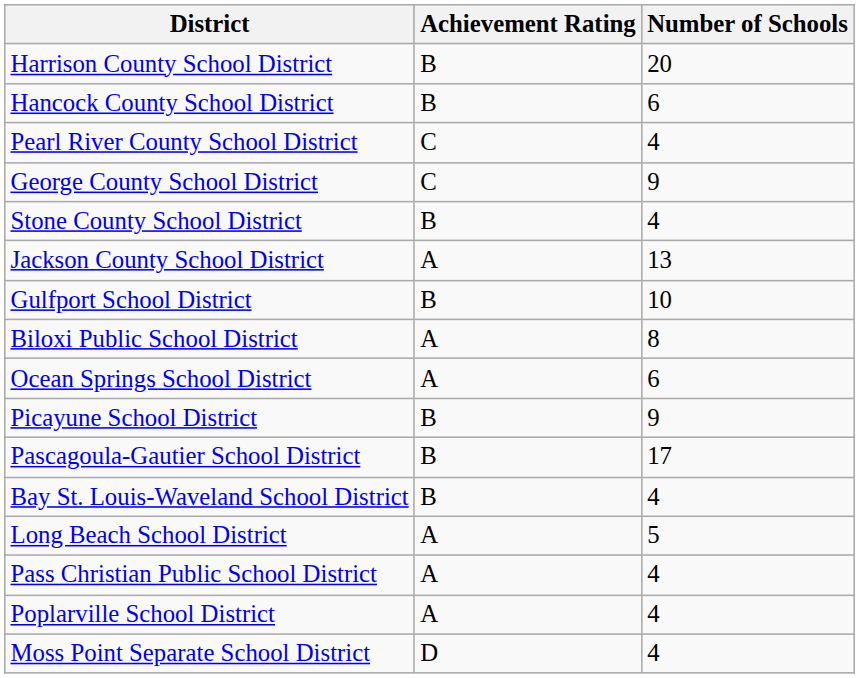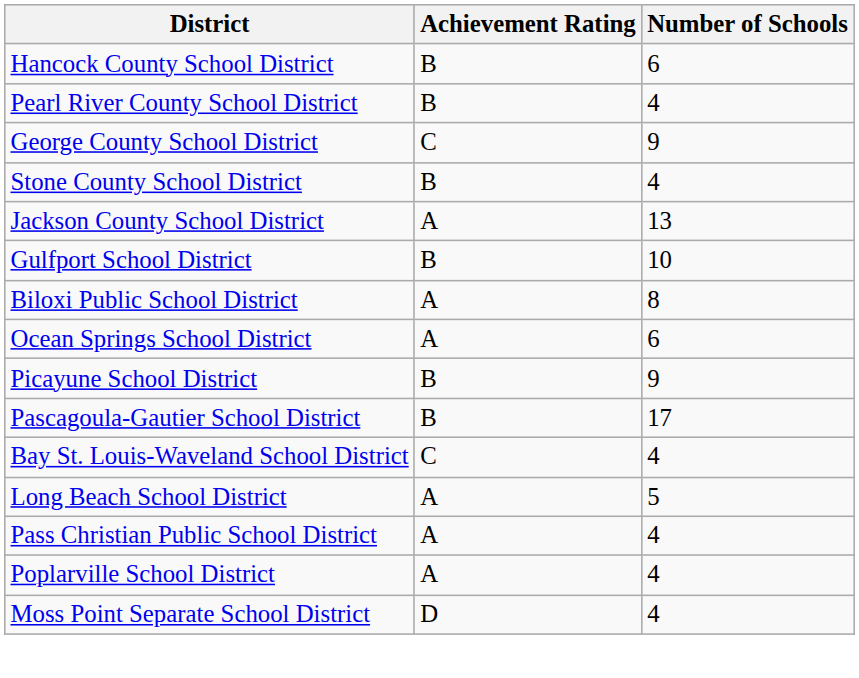- row: (171, 63)
(428, 142) C -> (428, 102) B
(428, 496) B -> (428, 456) C
